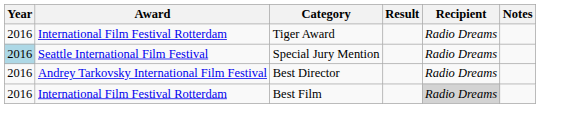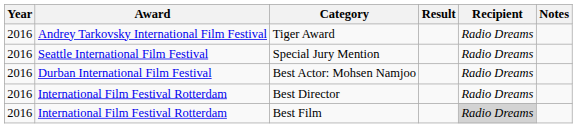(132, 34) International Film Festival Rotterdam -> (153, 34) Andrey Tarkovsky International Film Festival
(20, 53) lightblue background -> (20, 53) no background
+ row: (344, 73)
(153, 73) Andrey Tarkovsky International Film Festival -> (132, 93) International Film Festival Rotterdam
